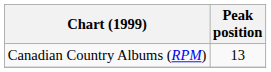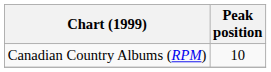(238, 55) 13 -> (238, 55) 10
